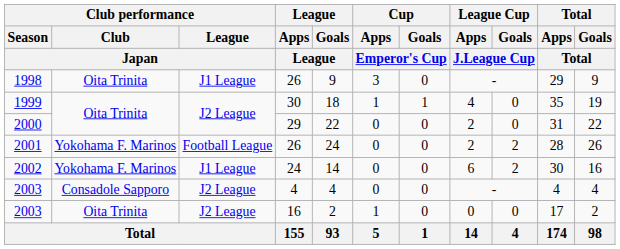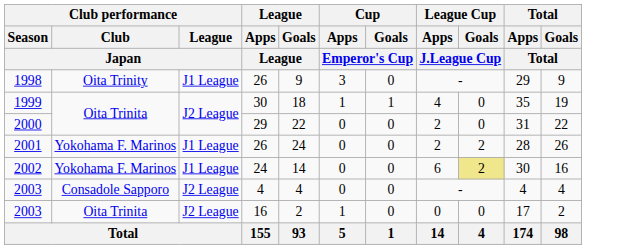(115, 80) Oita Trinita -> (115, 80) Oita Trinity
(227, 146) Football League -> (211, 146) J1 League
(515, 168) no background -> (481, 168) khaki background
